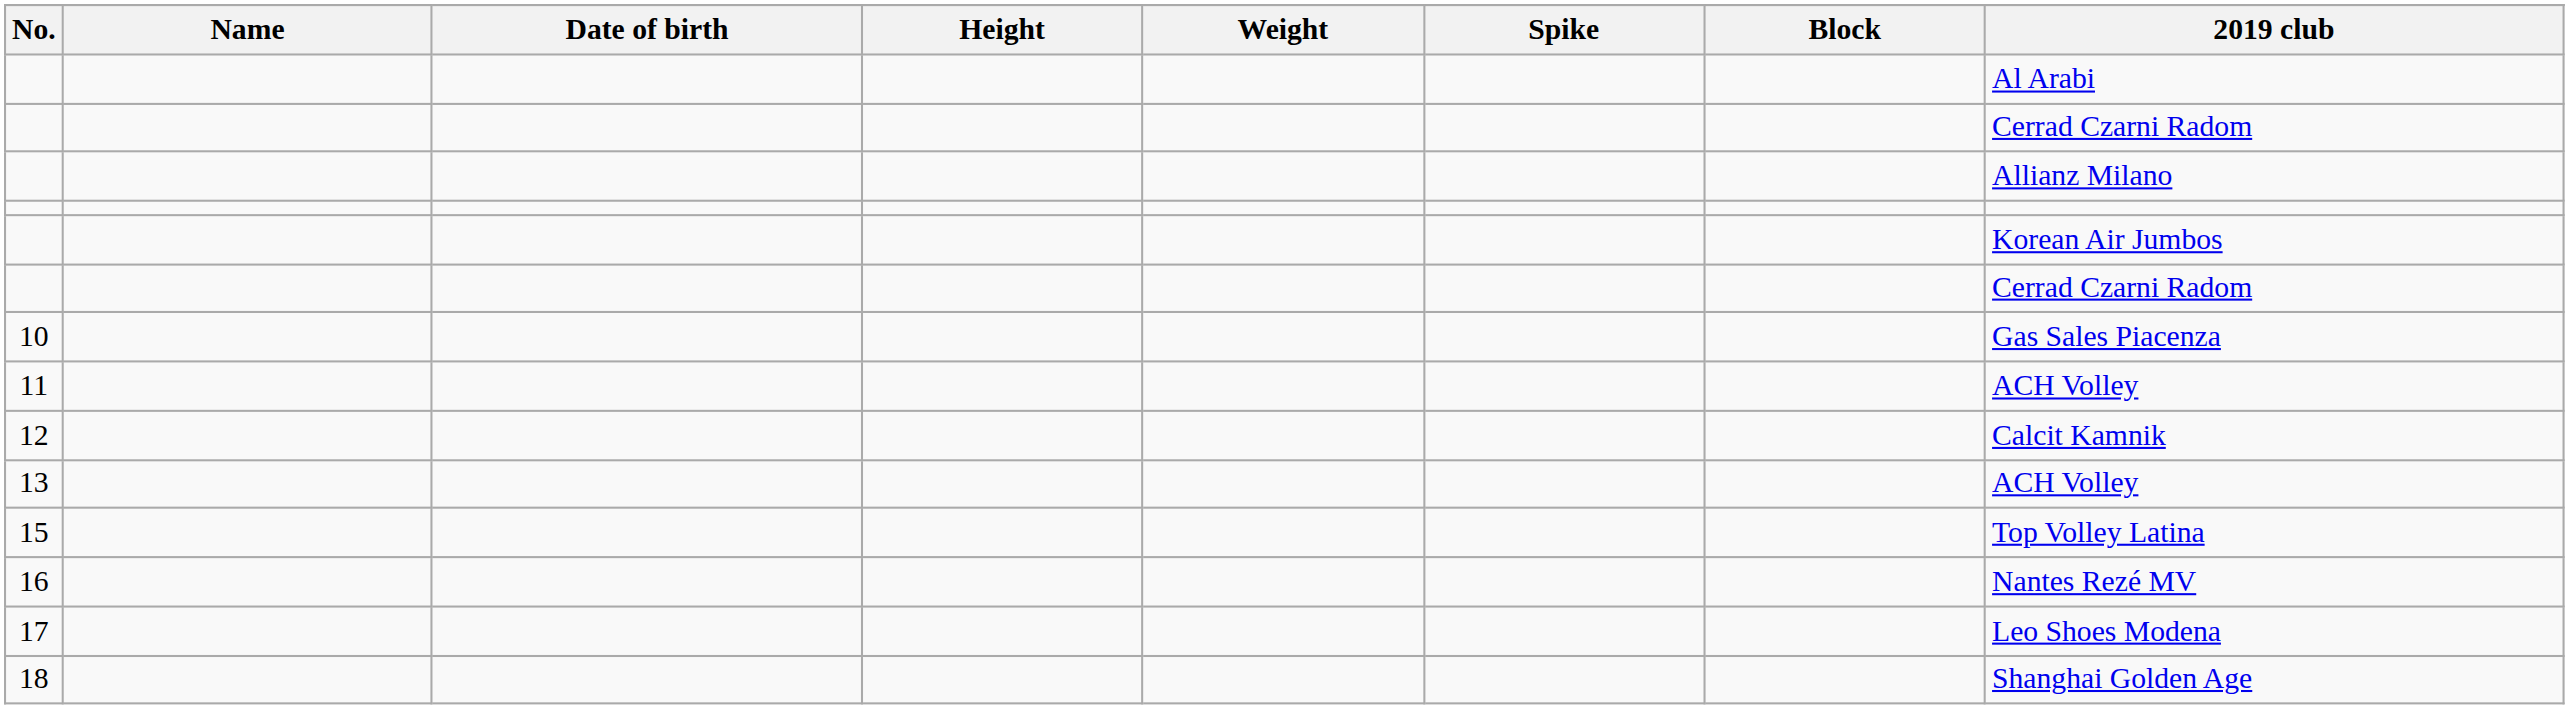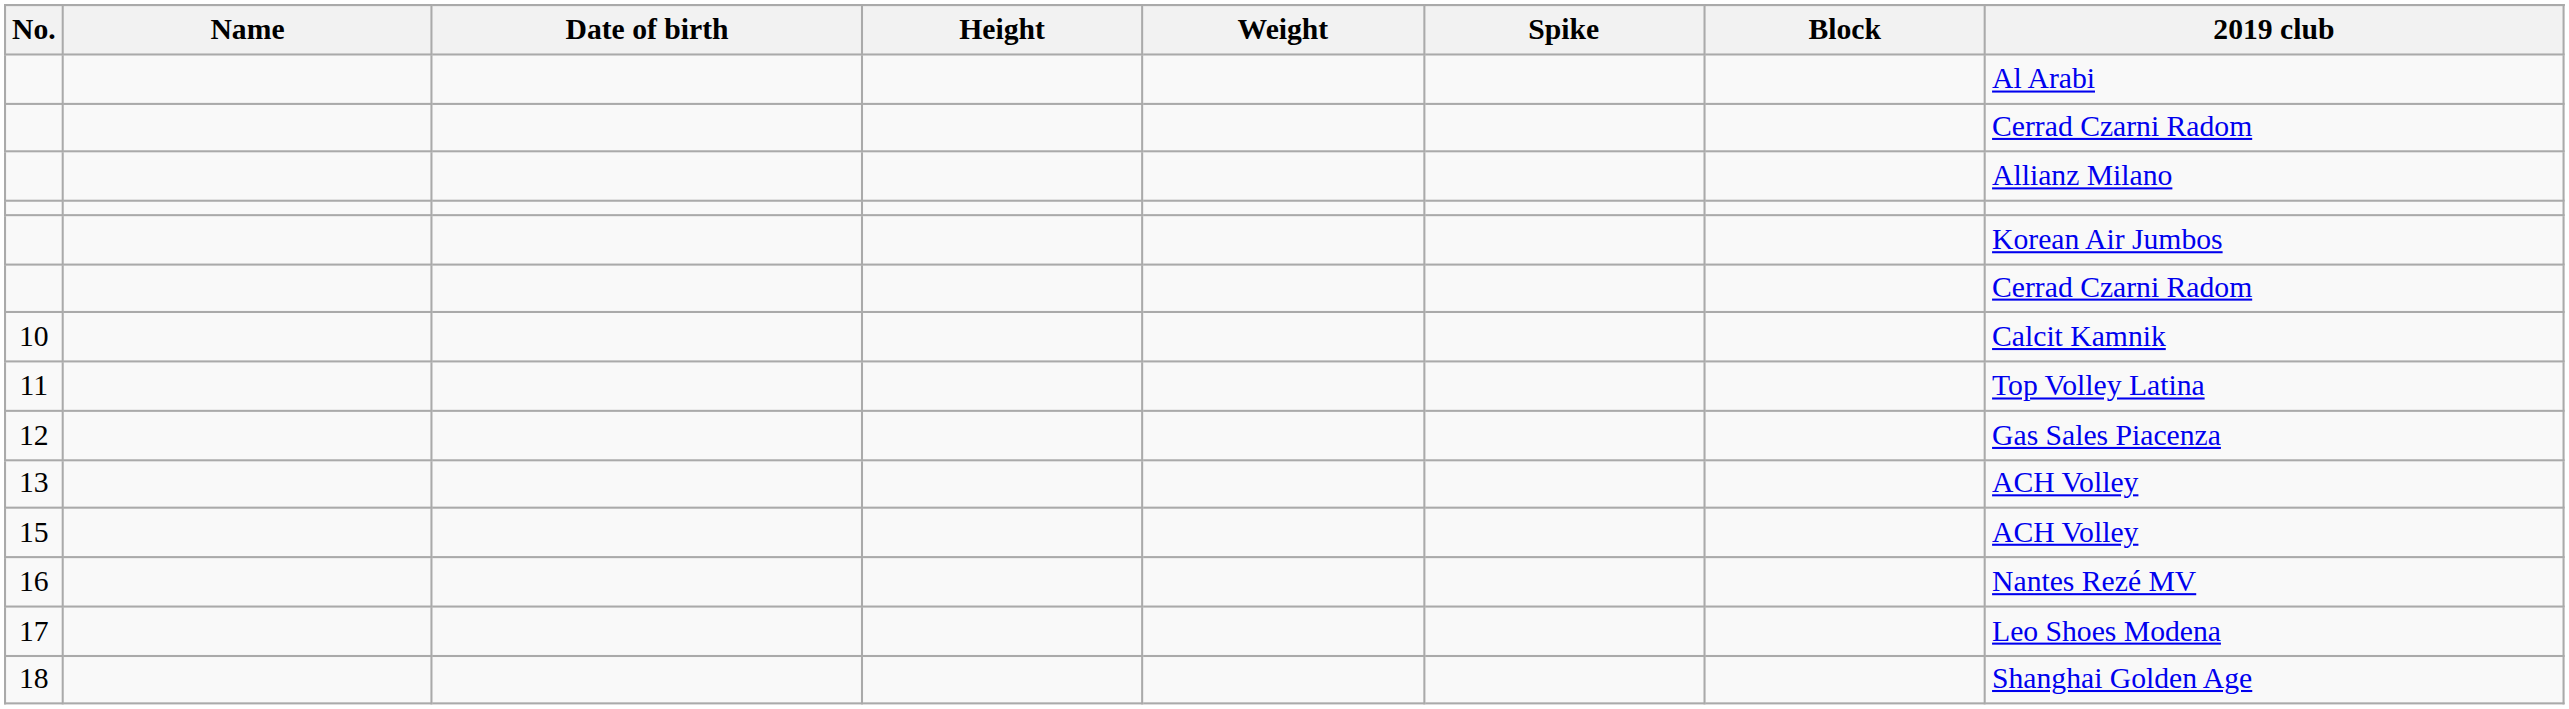(2106, 336) Gas Sales Piacenza -> (2079, 336) Calcit Kamnik
(2065, 385) ACH Volley -> (2098, 385) Top Volley Latina
(2079, 434) Calcit Kamnik -> (2106, 434) Gas Sales Piacenza
(2098, 532) Top Volley Latina -> (2065, 532) ACH Volley
